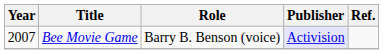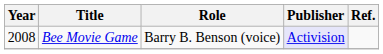(22, 37) 2007 -> (22, 37) 2008
